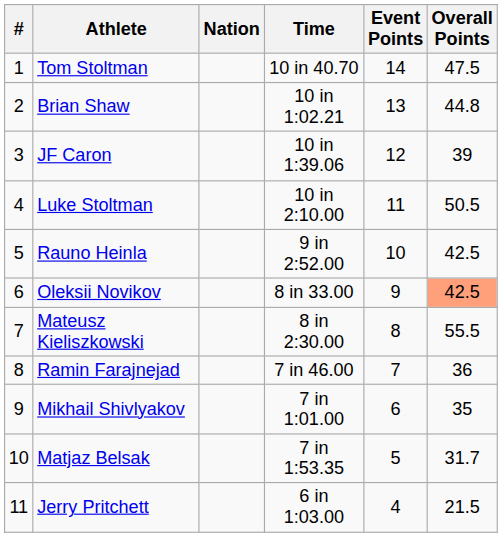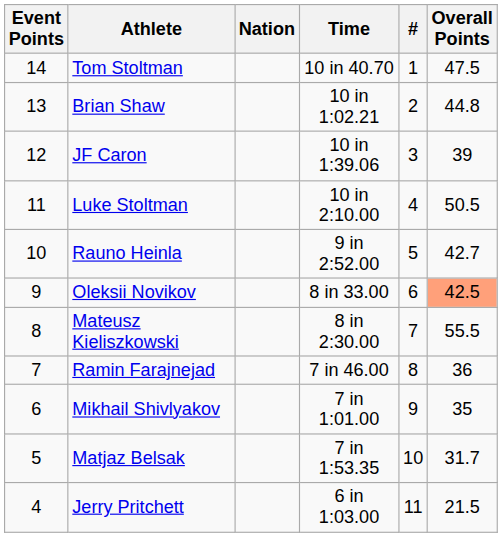columns swapped: (19, 29) <-> (396, 29)
(462, 253) 42.5 -> (462, 253) 42.7
